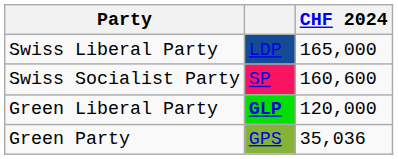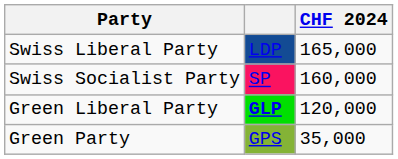(338, 79) 160,600 -> (338, 79) 160,000
(333, 139) 35,036 -> (333, 139) 35,000
